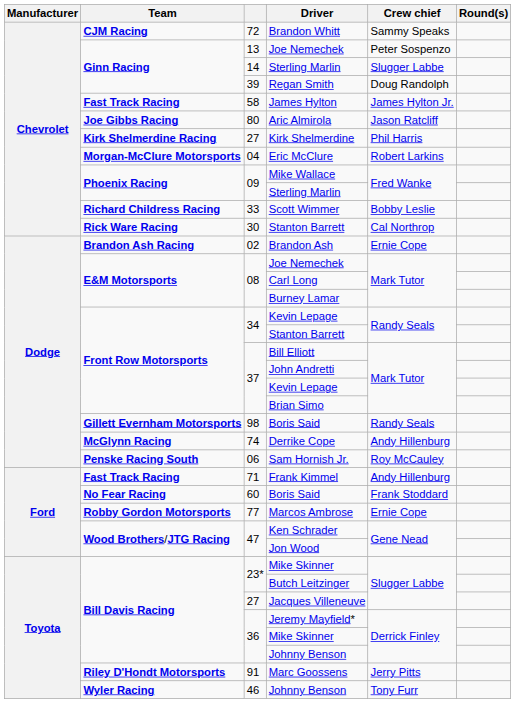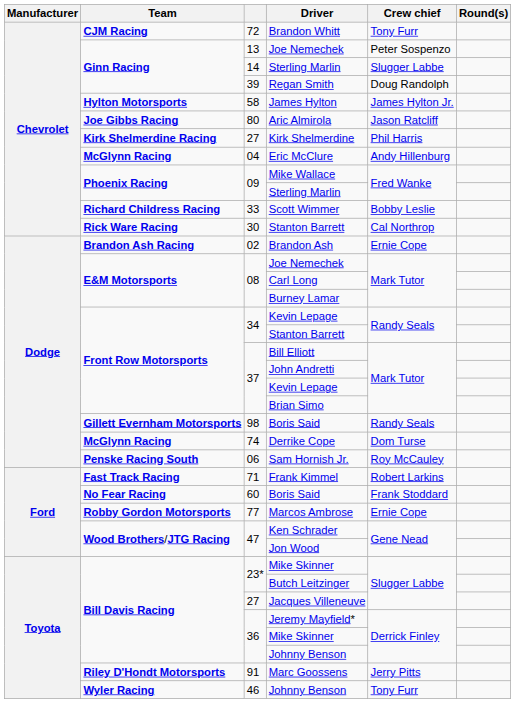(410, 31) Sammy Speaks -> (394, 31) Tony Furr
(132, 102) Fast Track Racing -> (135, 102) Hylton Motorsports
(162, 156) Morgan-McClure Motorsports -> (127, 156) McGlynn Racing
(407, 156) Robert Larkins -> (410, 156) Andy Hillenburg
(410, 441) Andy Hillenburg -> (398, 441) Dom Turse
(410, 476) Andy Hillenburg -> (407, 476) Robert Larkins
